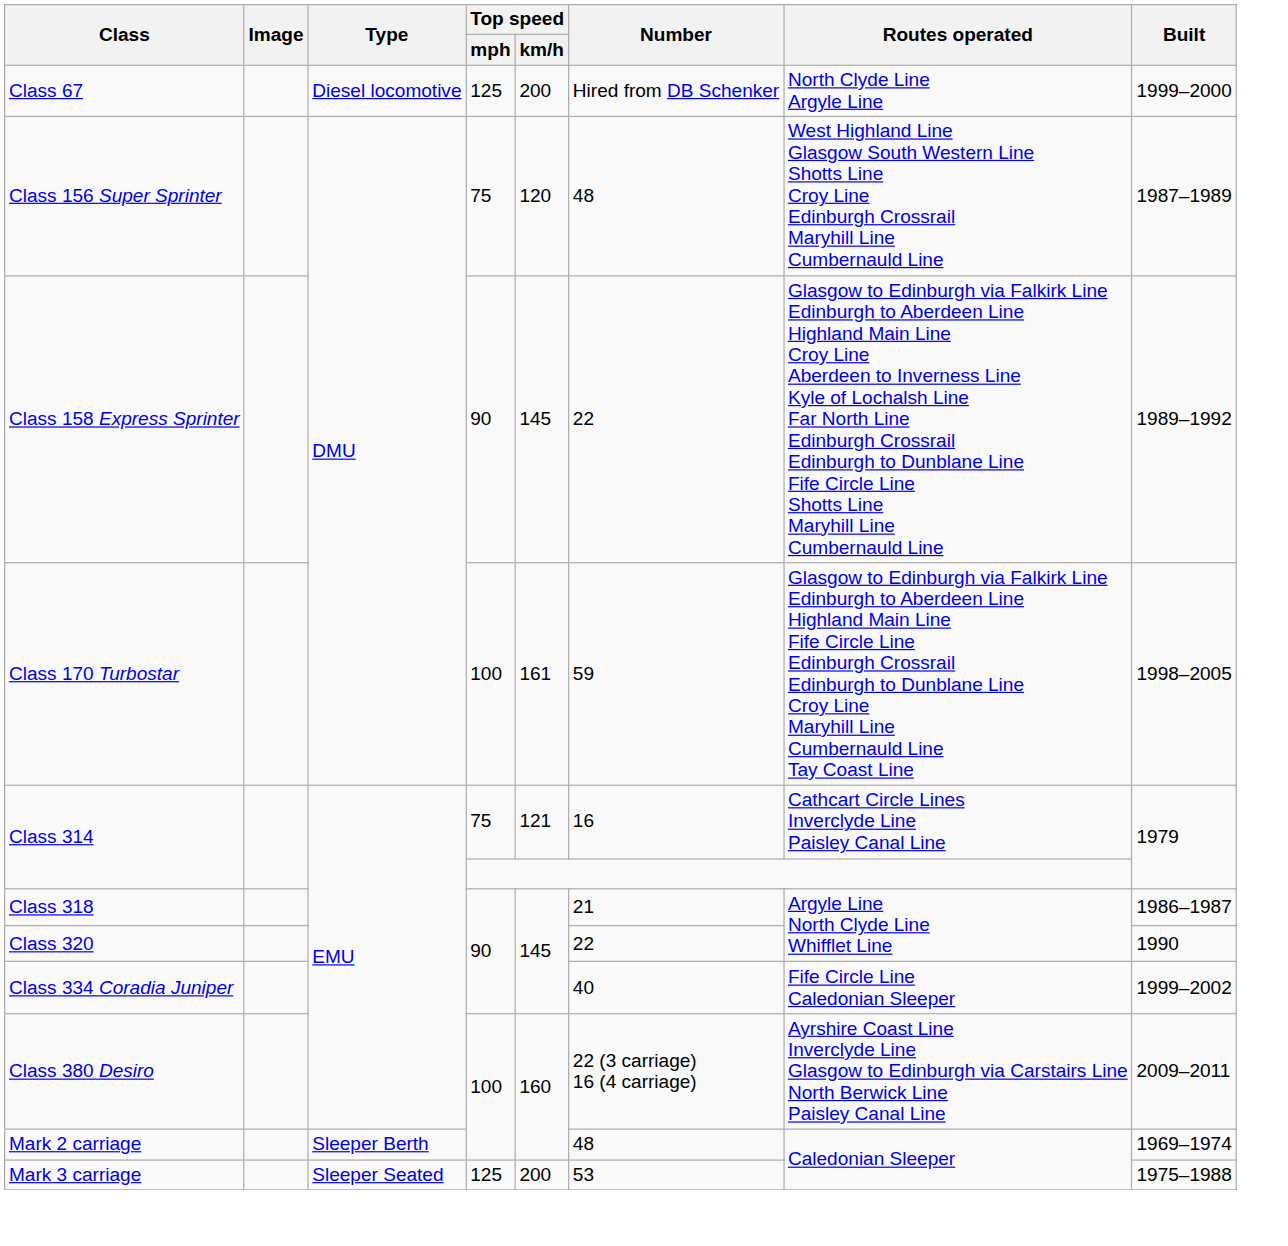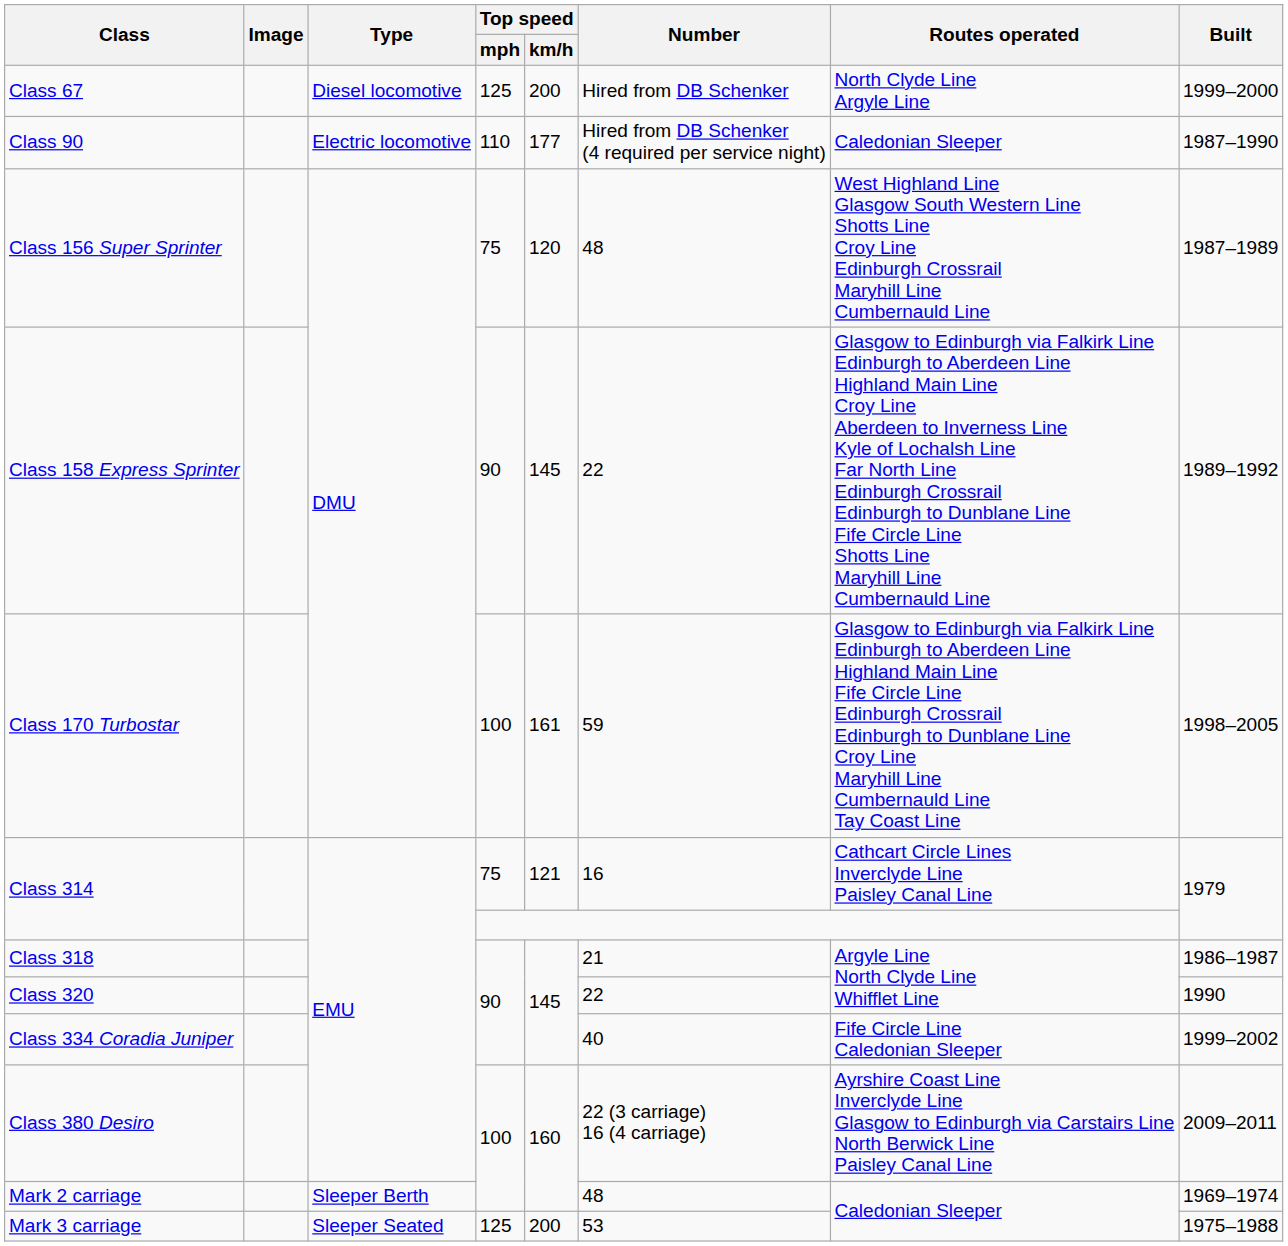+ row: (46, 142)
